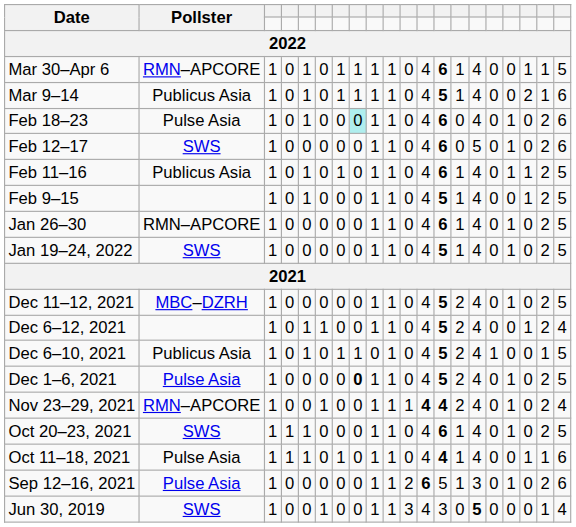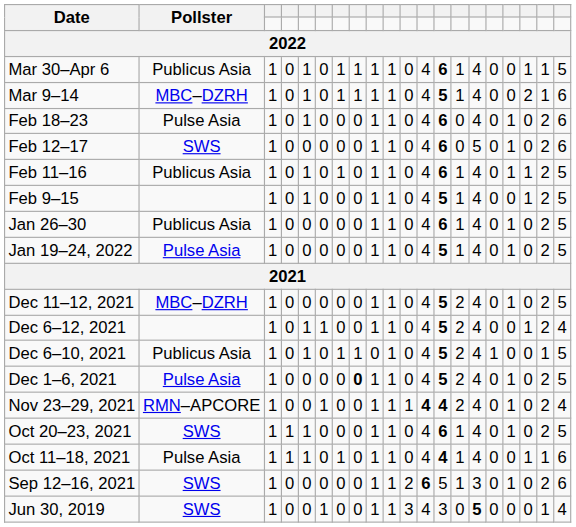(202, 69) RMN–APCORE -> (202, 69) Publicus Asia
(202, 95) Publicus Asia -> (202, 95) MBC–DZRH
(358, 121) paleturquoise background -> (358, 121) no background
(202, 224) RMN–APCORE -> (202, 224) Publicus Asia
(202, 250) SWS -> (202, 250) Pulse Asia
(202, 482) Pulse Asia -> (202, 482) SWS
